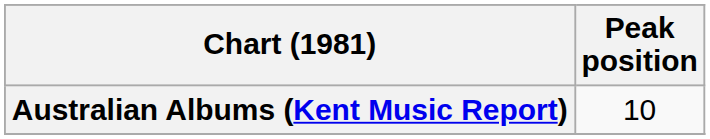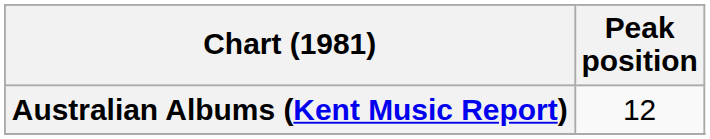(640, 109) 10 -> (640, 109) 12
